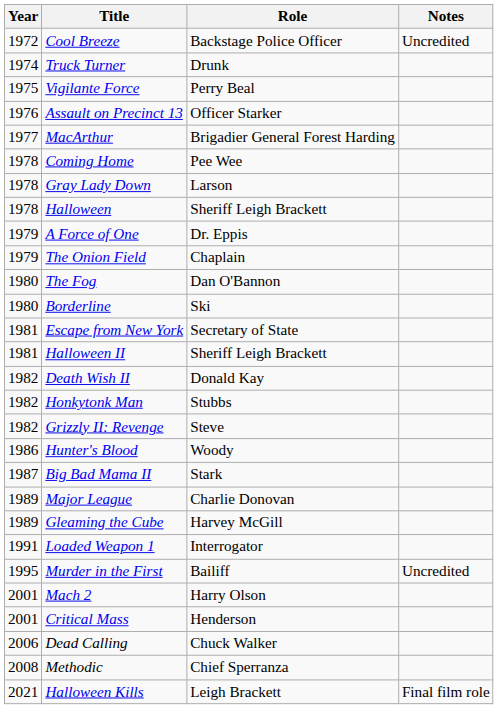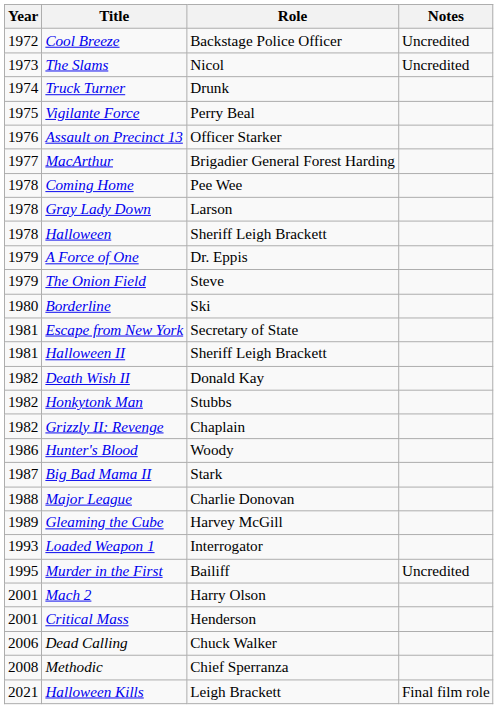+ row: (77, 64)
(218, 257) Chaplain -> (207, 281) Steve
- row: (71, 281)
(207, 426) Steve -> (218, 426) Chaplain
(23, 498) 1989 -> (23, 498) 1988
(23, 546) 1991 -> (23, 546) 1993
